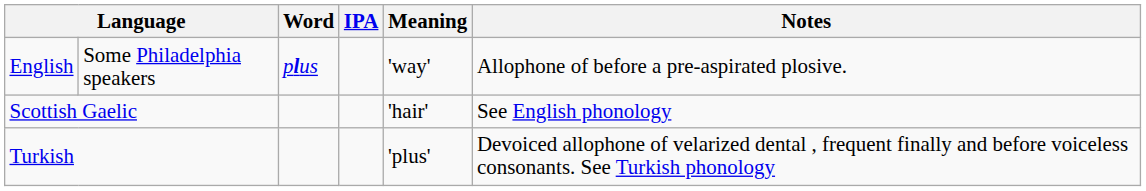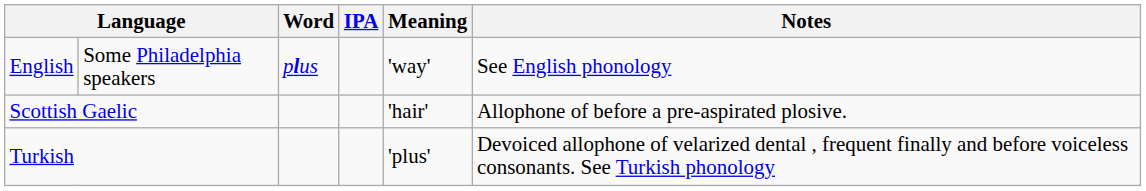(662, 66) Allophone of before a pre-aspirated plosive. -> (574, 66) See English phonology
(574, 111) See English phonology -> (662, 111) Allophone of before a pre-aspirated plosive.
